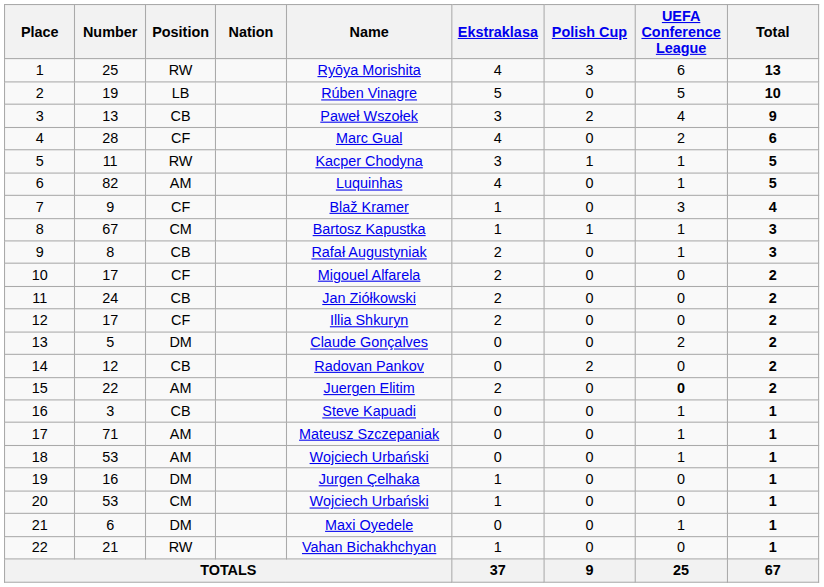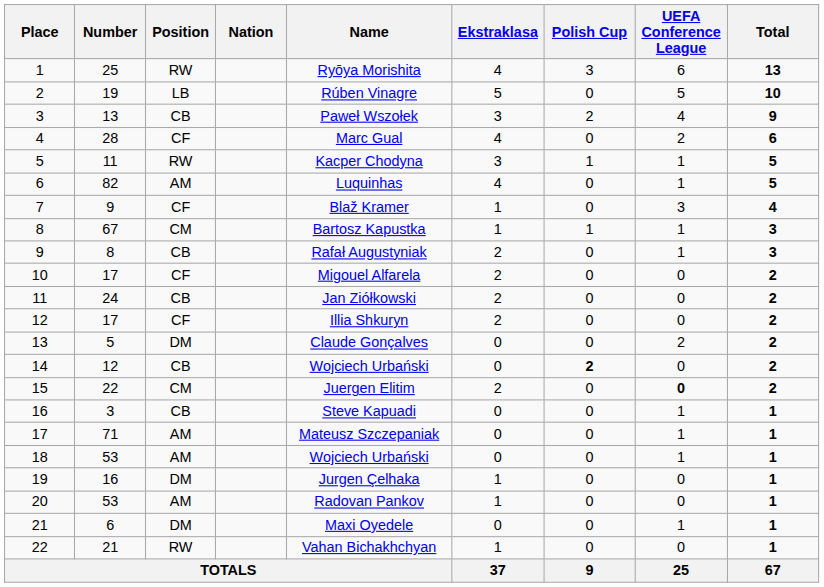(369, 365) Radovan Pankov -> (369, 365) Wojciech Urbański
(589, 365) normal -> (589, 365) bold
(181, 388) AM -> (181, 388) CM
(181, 502) CM -> (181, 502) AM
(369, 502) Wojciech Urbański -> (369, 502) Radovan Pankov
